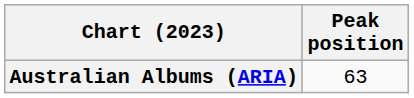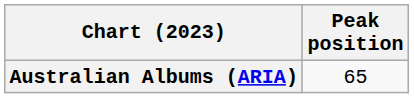(356, 77) 63 -> (356, 77) 65
